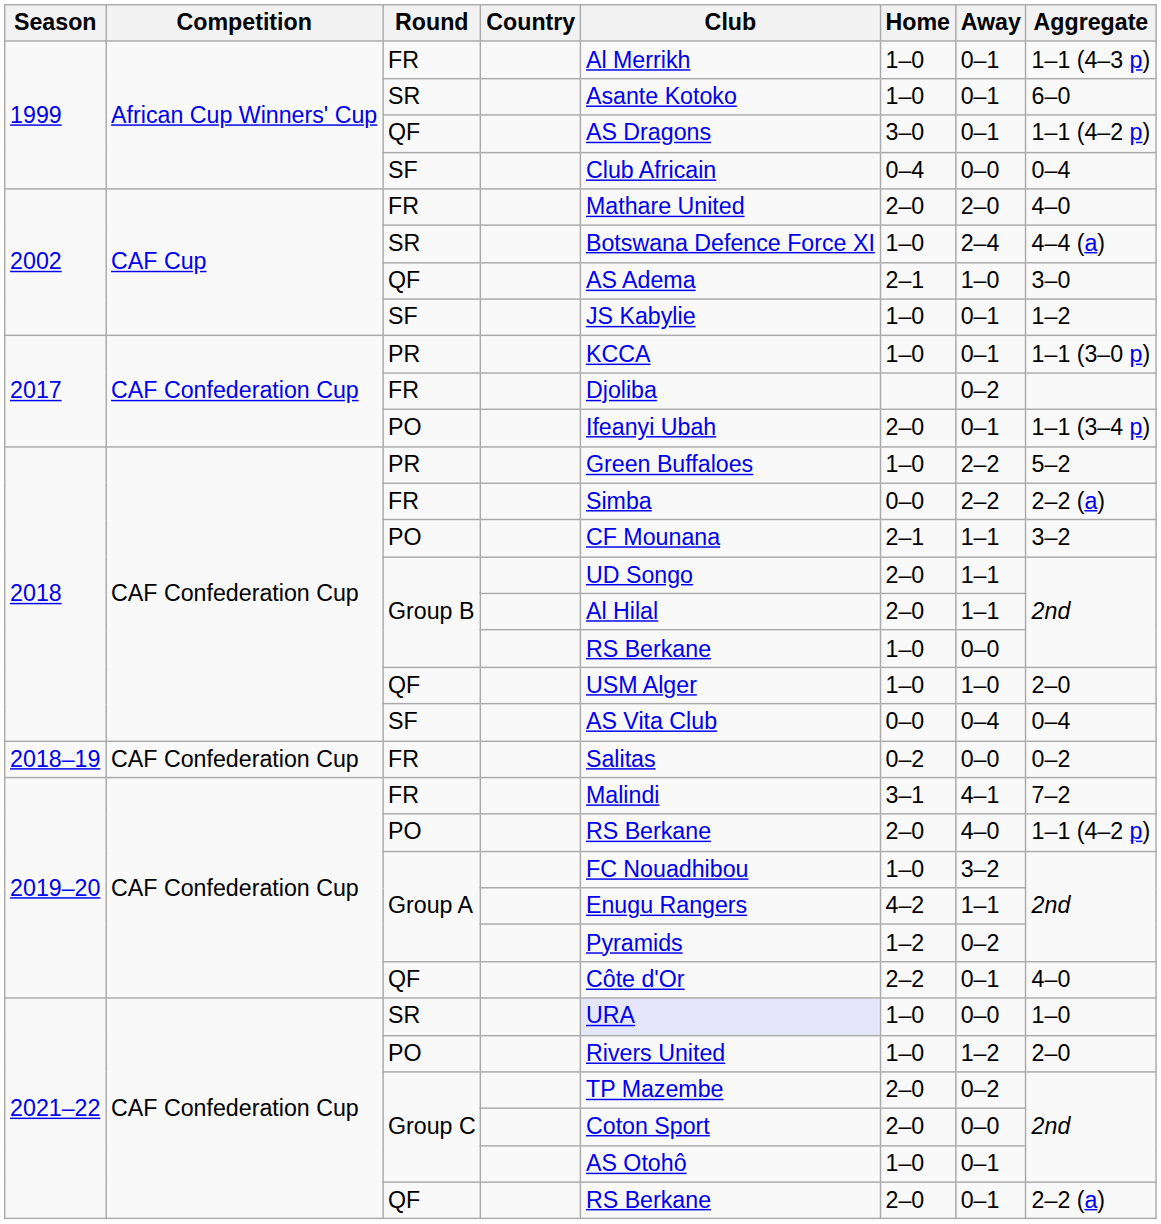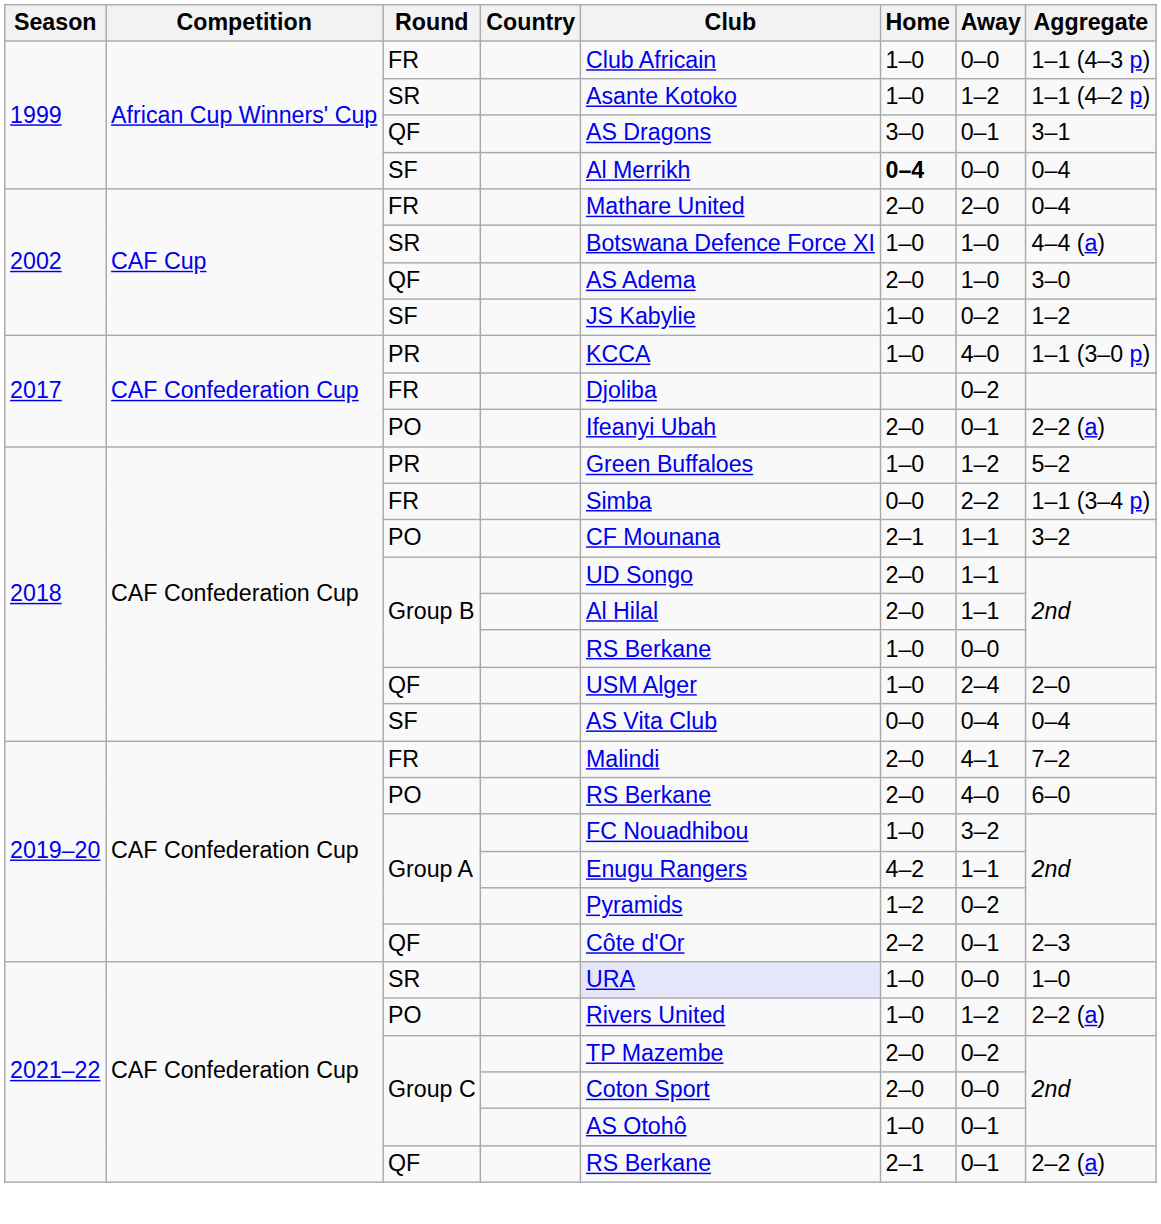(638, 59) Al Merrikh -> (651, 59) Club Africain
(980, 59) 0–1 -> (980, 59) 0–0
(980, 96) 0–1 -> (980, 96) 1–2
(1051, 96) 6–0 -> (1091, 96) 1–1 (4–2 p)
(1091, 133) 1–1 (4–2 p) -> (1051, 133) 3–1
(651, 170) Club Africain -> (638, 170) Al Merrikh
(905, 170) normal -> (905, 170) bold
(1051, 206) 4–0 -> (1051, 206) 0–4
(980, 243) 2–4 -> (980, 243) 1–0
(905, 280) 2–1 -> (905, 280) 2–0
(980, 317) 0–1 -> (980, 317) 0–2
(980, 354) 0–1 -> (980, 354) 4–0
(1091, 427) 1–1 (3–4 p) -> (1068, 427) 2–2 (a)
(980, 464) 2–2 -> (980, 464) 1–2
(1068, 501) 2–2 (a) -> (1091, 501) 1–1 (3–4 p)
(980, 685) 1–0 -> (980, 685) 2–4
- row: (55, 758)
(905, 795) 3–1 -> (905, 758) 2–0
(1091, 832) 1–1 (4–2 p) -> (1051, 795) 6–0
(1051, 979) 4–0 -> (1051, 942) 2–3
(1051, 1053) 2–0 -> (1068, 1016) 2–2 (a)
(905, 1200) 2–0 -> (905, 1163) 2–1
